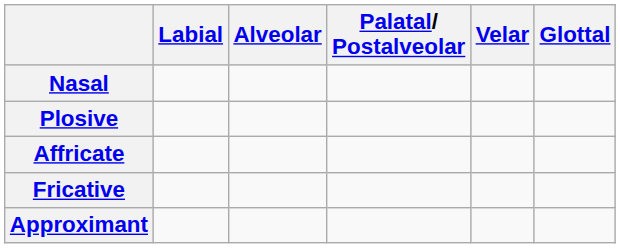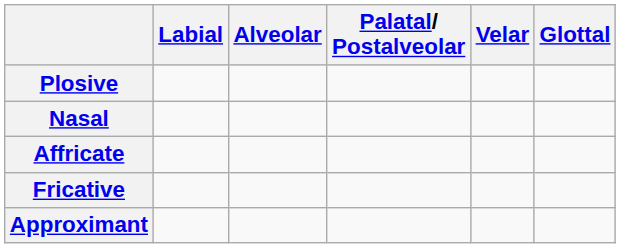rows swapped: (79, 82) <-> (79, 118)
